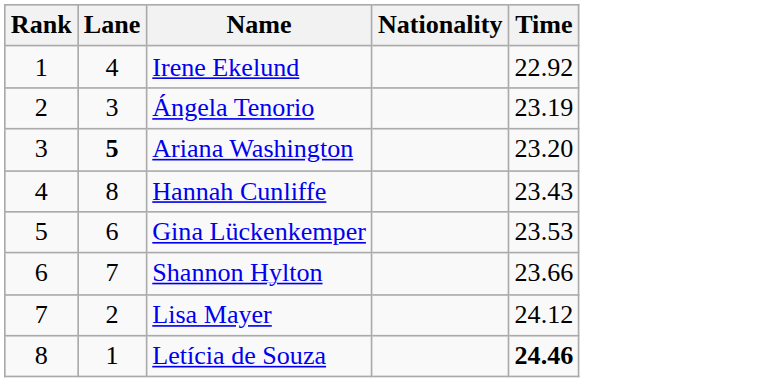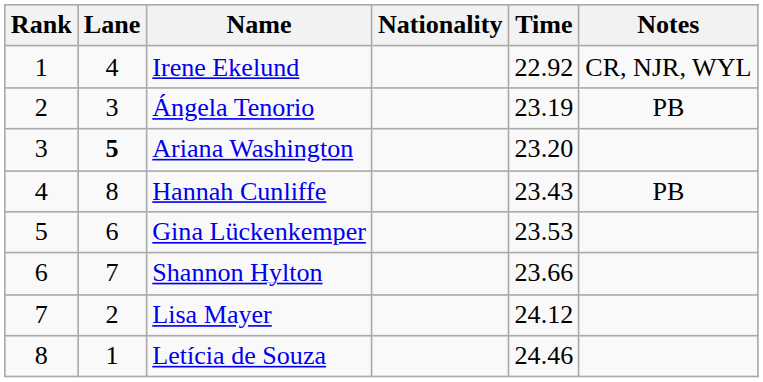+ column: (668, 25)
(544, 356) bold -> (544, 356) normal
